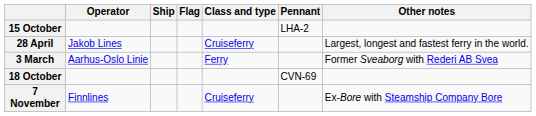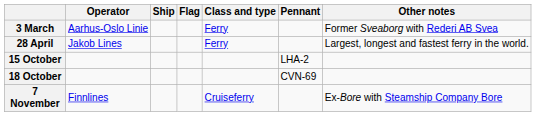rows swapped: (35, 60) <-> (35, 28)
(229, 44) Cruiseferry -> (216, 44) Ferry
